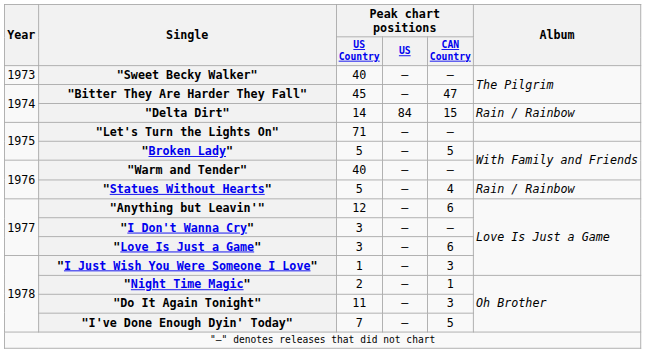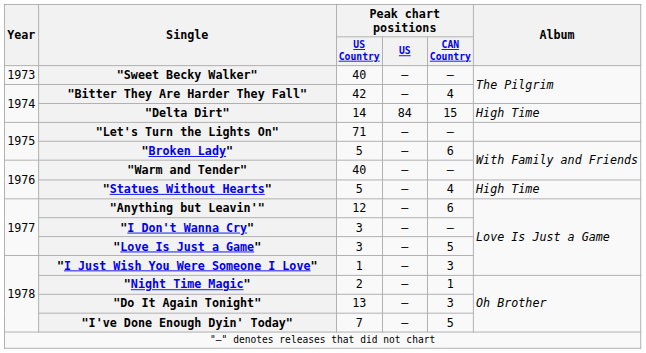(359, 94) 45 -> (359, 94) 42
(450, 94) 47 -> (450, 94) 4
(525, 113) Rain / Rainbow -> (508, 113) High Time
(450, 151) 5 -> (450, 151) 6
(525, 189) Rain / Rainbow -> (508, 189) High Time
(450, 246) 6 -> (450, 246) 5
(359, 304) 11 -> (359, 304) 13
